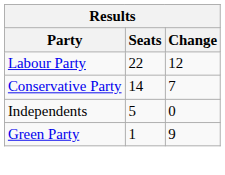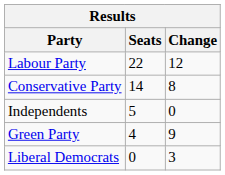(172, 87) 7 -> (172, 87) 8
(132, 134) 1 -> (132, 134) 4
+ row: (63, 157)
